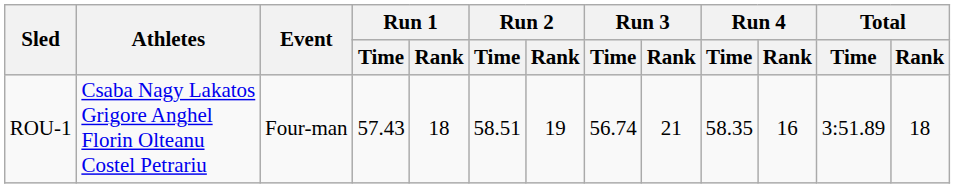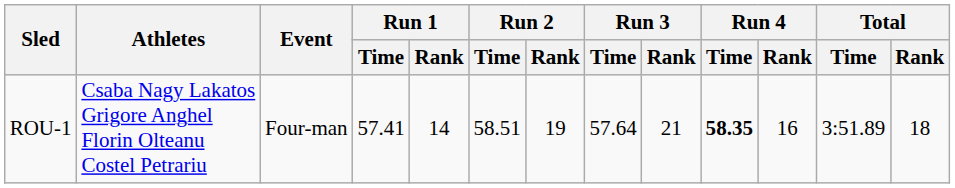(381, 128) 57.43 -> (381, 128) 57.41
(439, 128) 18 -> (439, 128) 14
(613, 128) 56.74 -> (613, 128) 57.64
(729, 128) normal -> (729, 128) bold
